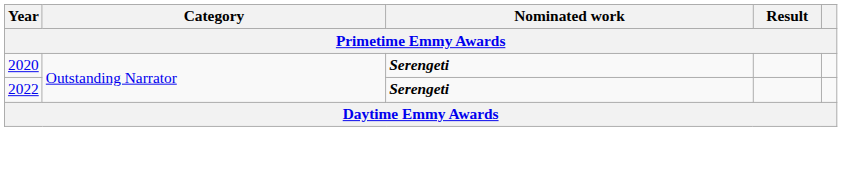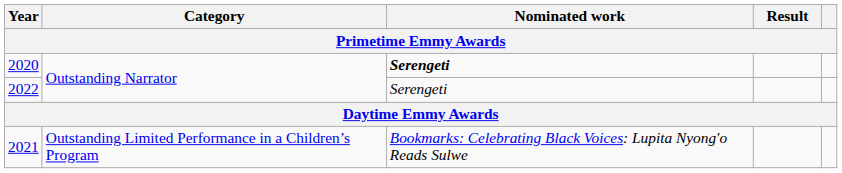(419, 89) bold -> (419, 89) normal
+ row: (23, 147)
